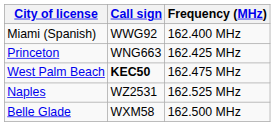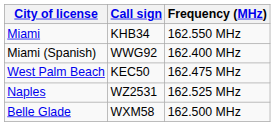+ row: (24, 33)
- row: (33, 53)
(130, 72) bold -> (130, 72) normal
